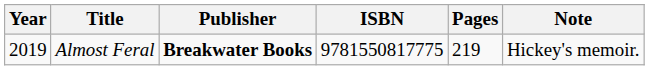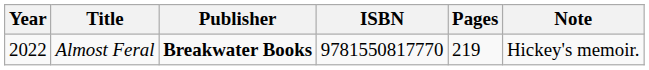(28, 49) 2019 -> (28, 49) 2022
(382, 49) 9781550817775 -> (382, 49) 9781550817770
